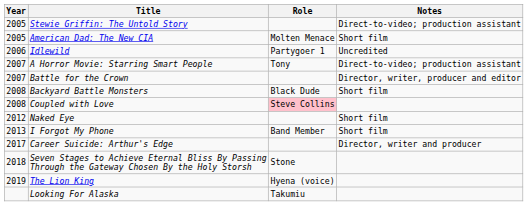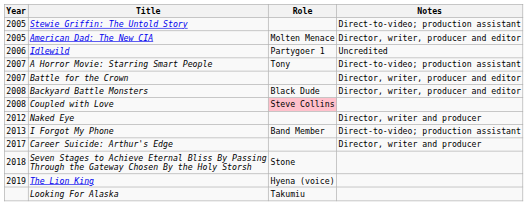(363, 38) Short film -> (430, 38) Director, writer, producer and editor
(363, 91) Short film -> (430, 91) Director, writer, producer and editor
(363, 118) Short film -> (410, 118) Director, writer and producer
(363, 131) Short film -> (430, 131) Direct-to-video; production assistant
